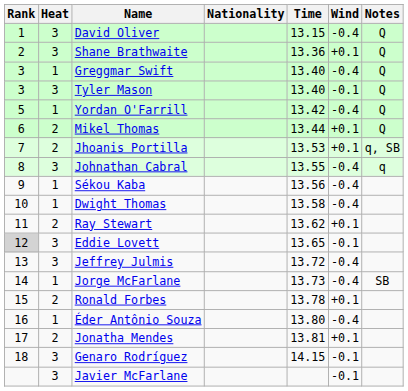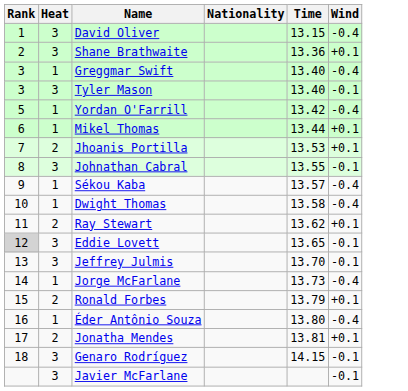- column: (382, 14)
(55, 128) 2 -> (55, 128) 1
(345, 167) -0.4 -> (345, 167) -0.1
(308, 186) 13.56 -> (308, 186) 13.57
(308, 262) 13.72 -> (308, 262) 13.70
(345, 262) -0.4 -> (345, 262) -0.1
(308, 300) 13.78 -> (308, 300) 13.79
